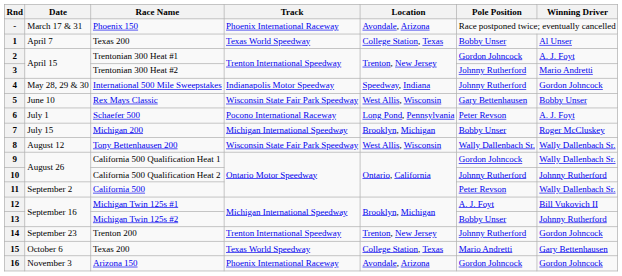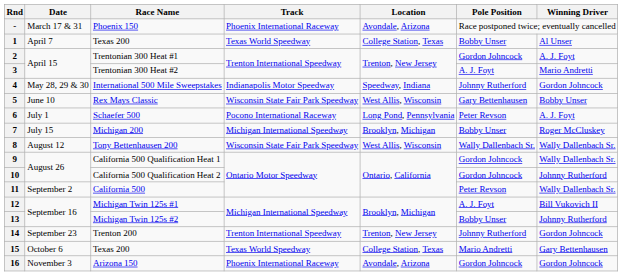(492, 70) Johnny Rutherford -> (476, 70) A. J. Foyt
(492, 174) Johnny Rutherford -> (490, 174) Gordon Johncock
